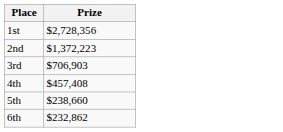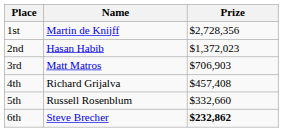+ column: (115, 13)
(71, 48) $1,372,223 -> (214, 48) $1,372,023
(67, 100) $238,660 -> (210, 100) $332,660
(67, 118) normal -> (210, 118) bold
